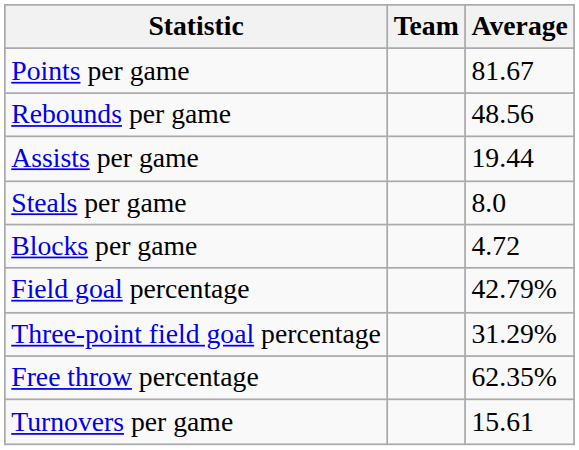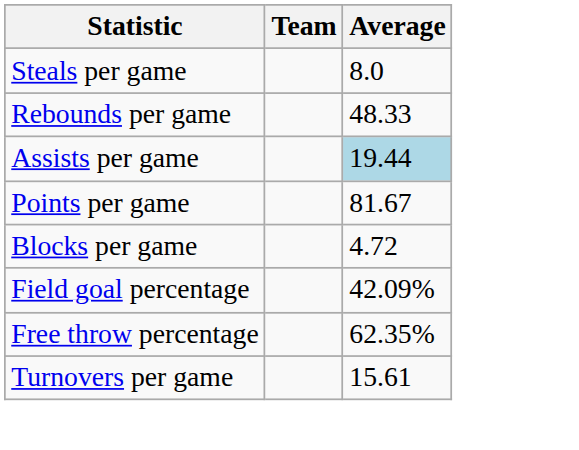rows swapped: (100, 70) <-> (99, 202)
(503, 114) 48.56 -> (380, 114) 48.33
(503, 158) no background -> (380, 158) lightblue background
(514, 289) 42.79% -> (392, 289) 42.09%
- row: (196, 333)
